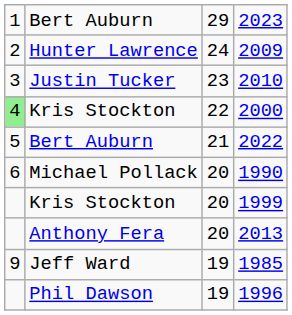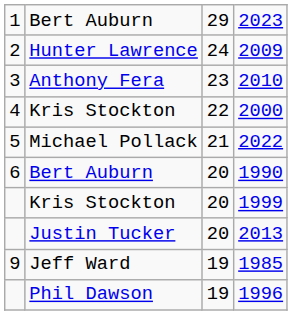(102, 81) Justin Tucker -> (97, 81) Anthony Fera
(15, 112) lightgreen background -> (15, 112) no background
(91, 142) Bert Auburn -> (114, 142) Michael Pollack
(114, 173) Michael Pollack -> (91, 173) Bert Auburn
(97, 234) Anthony Fera -> (102, 234) Justin Tucker
